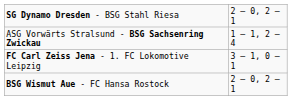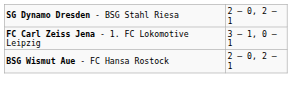- row: (105, 39)
